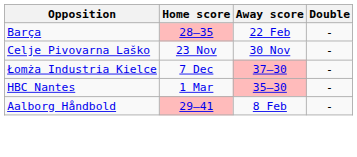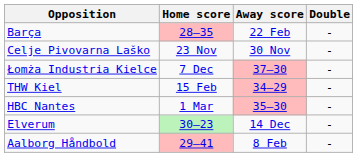+ row: (34, 87)
+ row: (31, 124)
